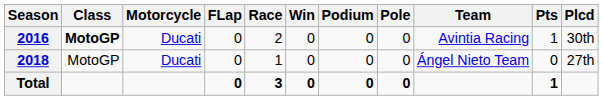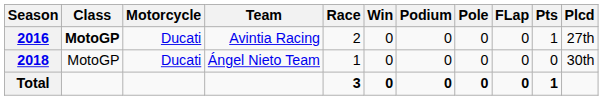columns swapped: (473, 15) <-> (225, 15)
(581, 38) 30th -> (581, 38) 27th
(581, 60) 27th -> (581, 60) 30th
